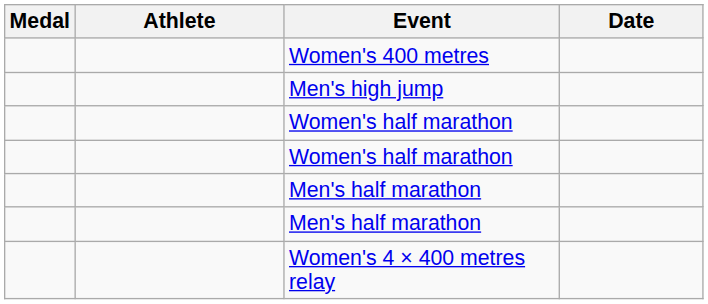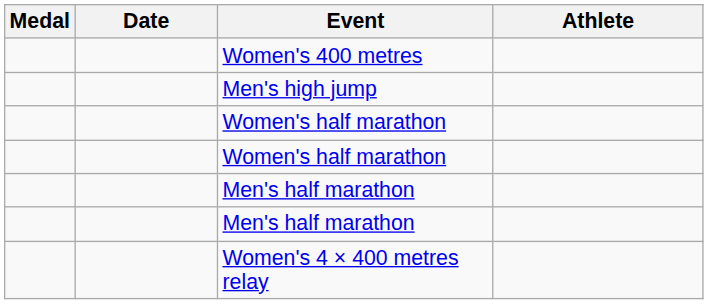columns swapped: (179, 21) <-> (631, 21)
